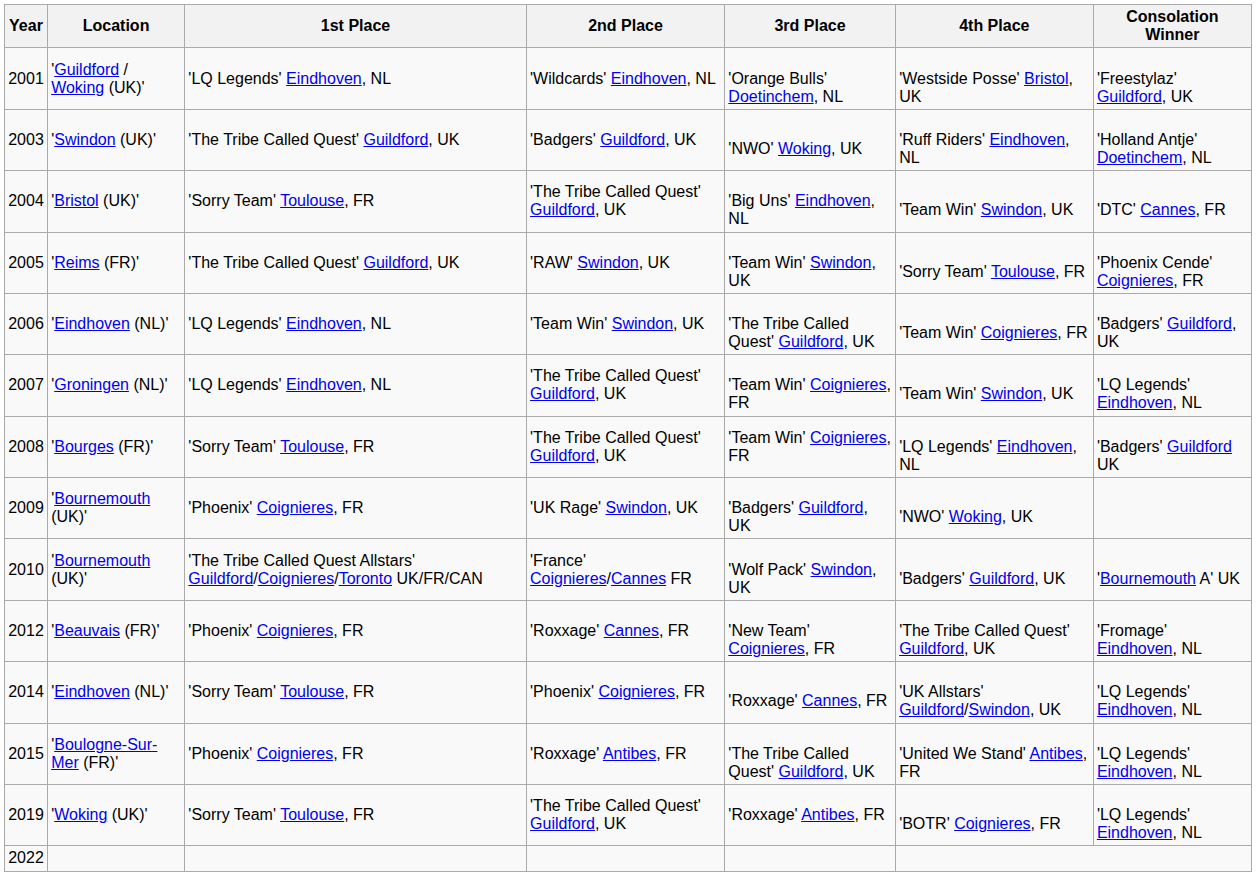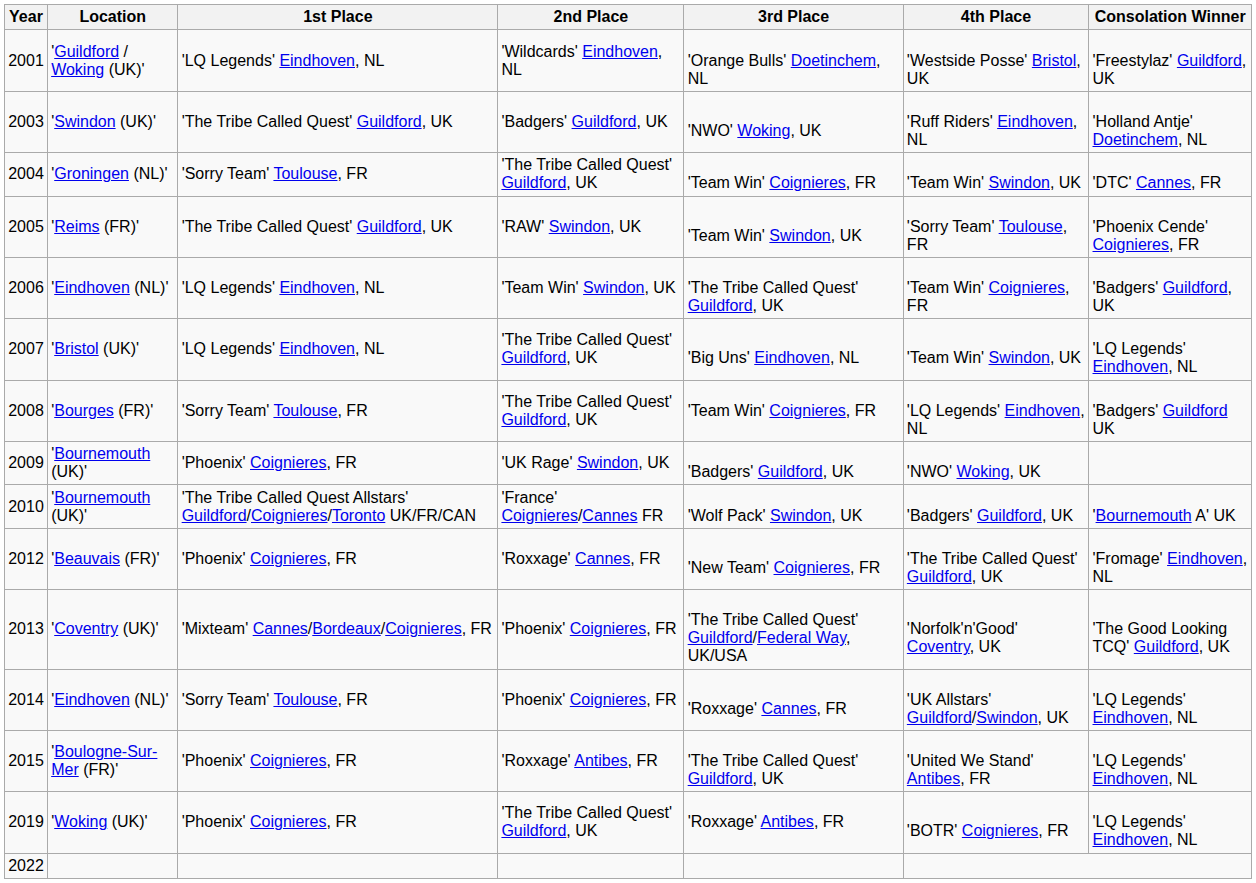(95, 201) 'Bristol (UK)' -> (109, 174) 'Groningen (NL)'
(802, 210) 'Big Uns' Eindhoven, NL -> (782, 183) 'Team Win' Coignieres, FR
(109, 385) 'Groningen (NL)' -> (95, 349) 'Bristol (UK)'
(810, 394) 'Team Win' Coignieres, FR -> (773, 358) 'Big Uns' Eindhoven, NL
+ row: (26, 629)
(281, 815) 'Sorry Team' Toulouse, FR -> (269, 822) 'Phoenix' Coignieres, FR
